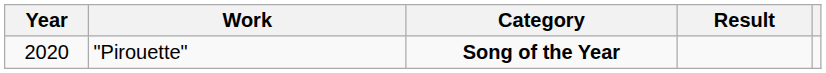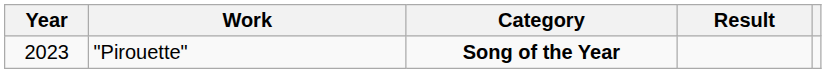(47, 52) 2020 -> (47, 52) 2023
